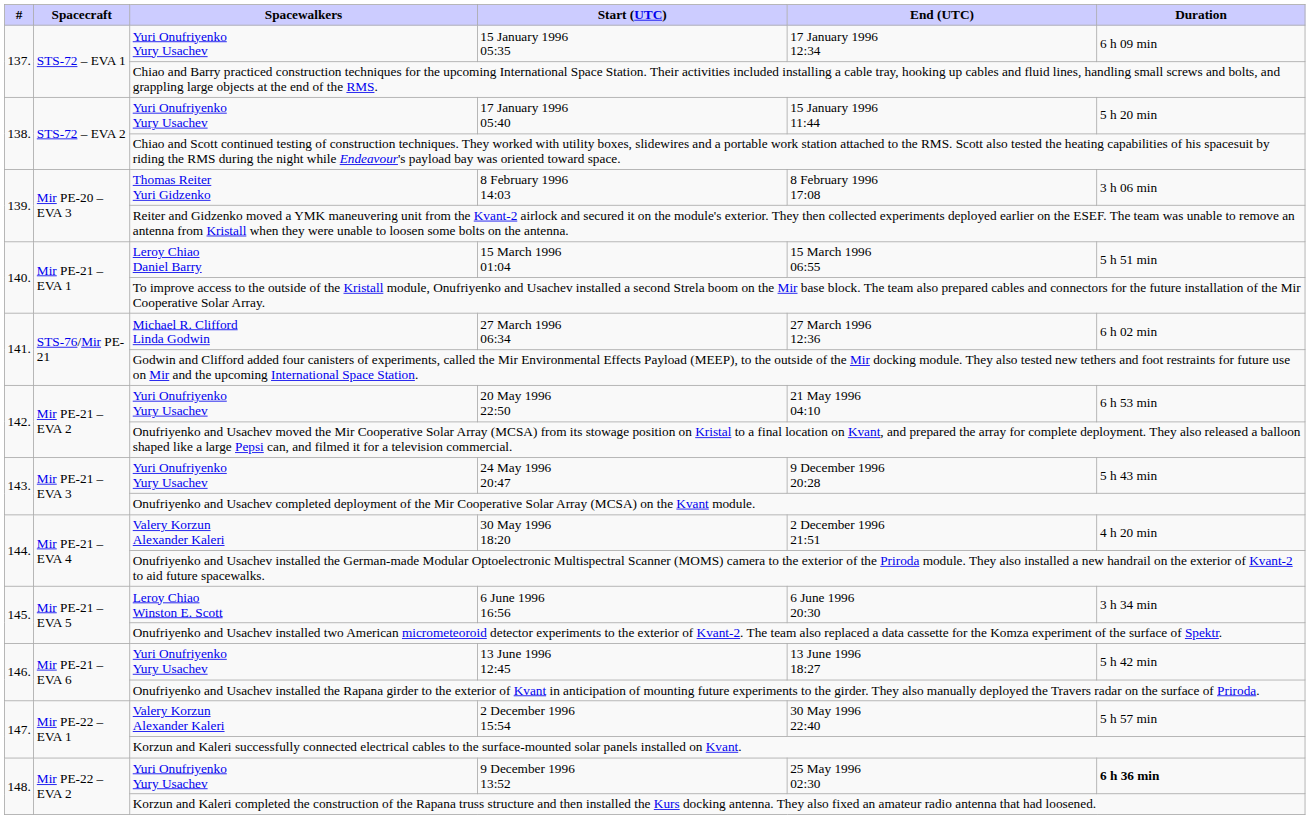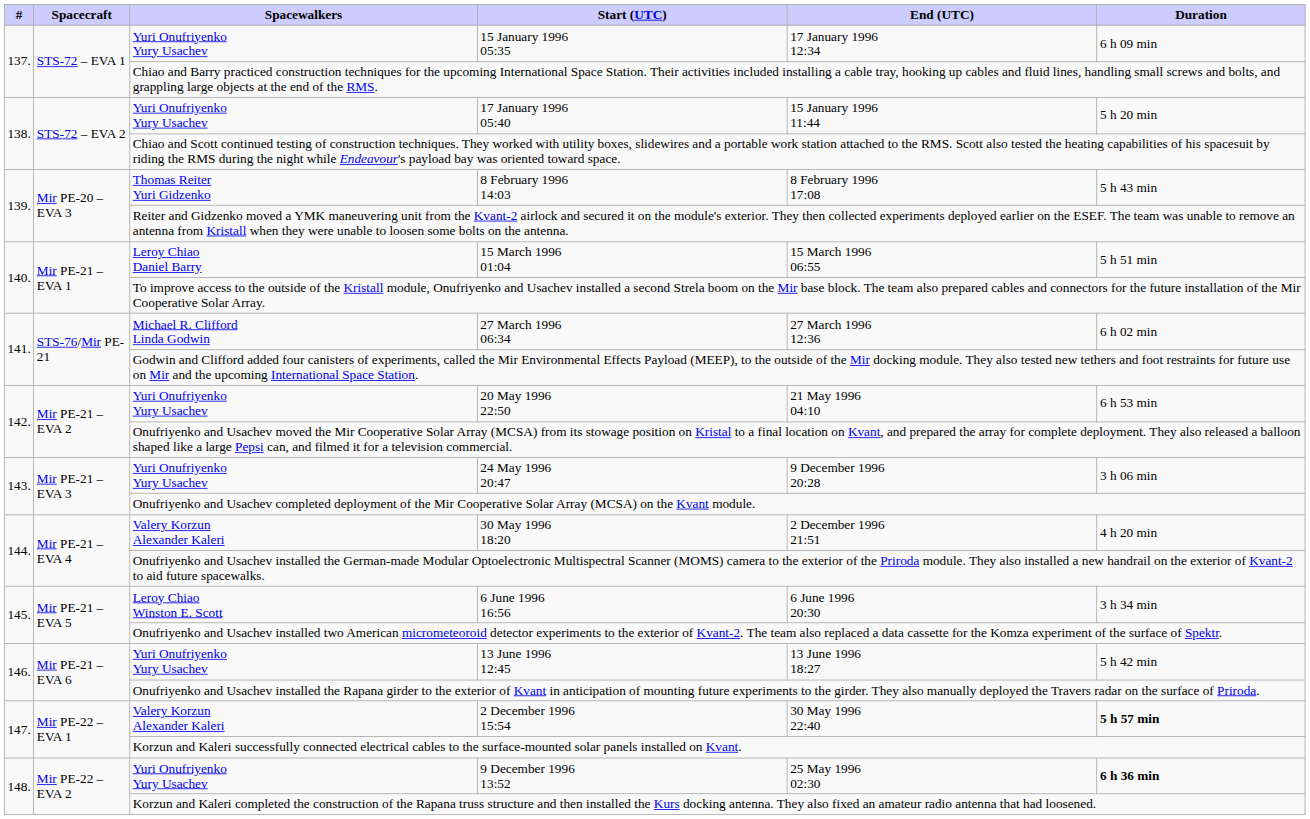(1129, 187) 3 h 06 min -> (1129, 187) 5 h 43 min
(1129, 475) 5 h 43 min -> (1129, 475) 3 h 06 min
(1129, 718) normal -> (1130, 718) bold
